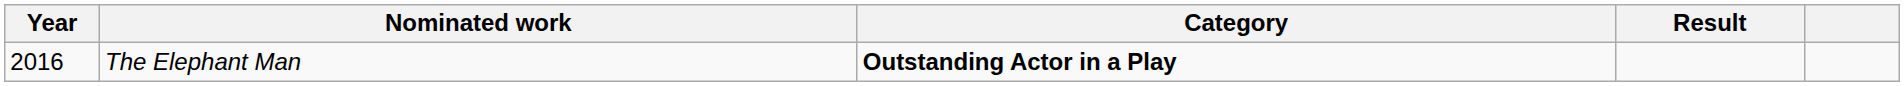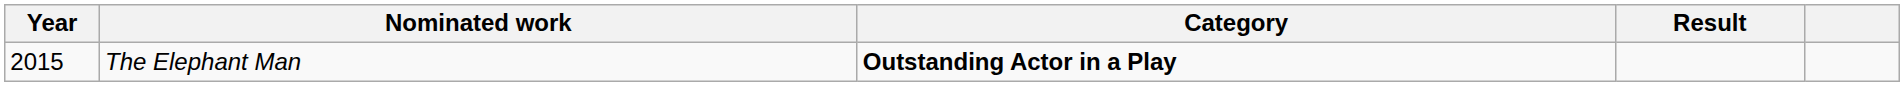(37, 61) 2016 -> (37, 61) 2015
